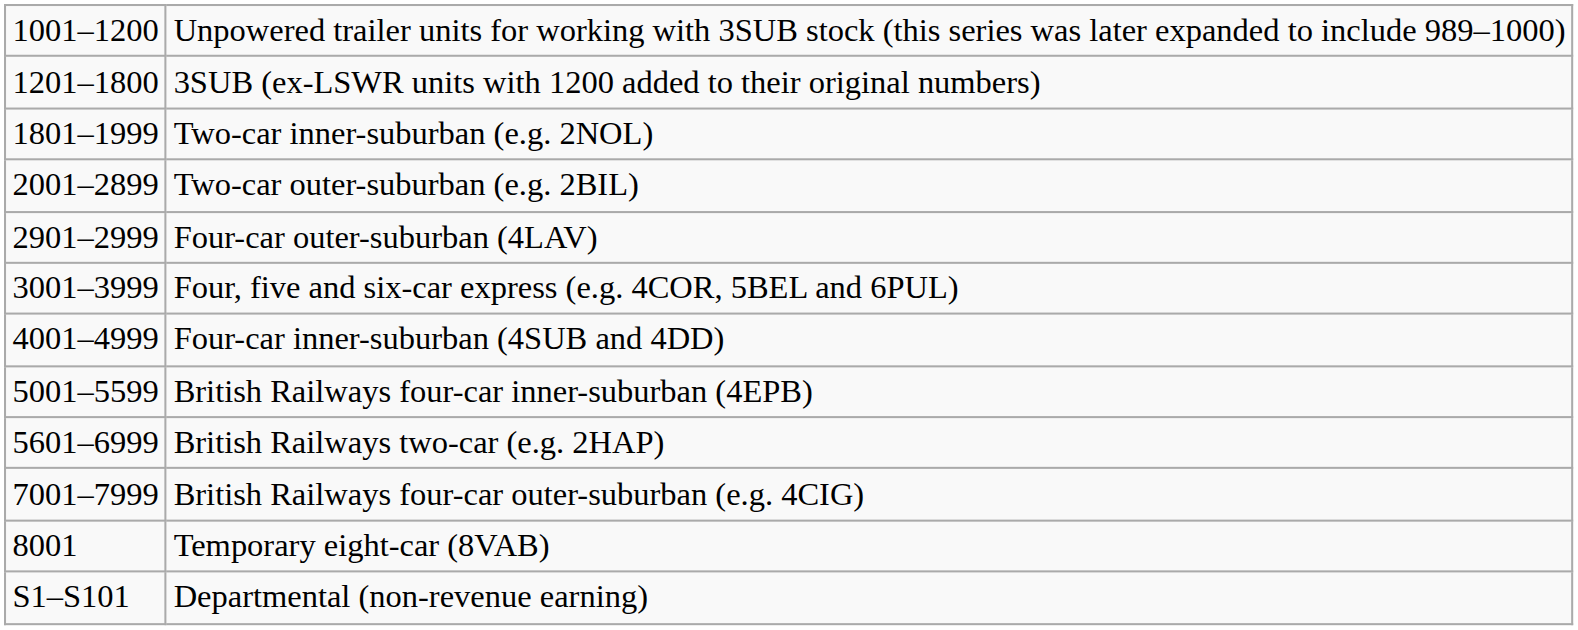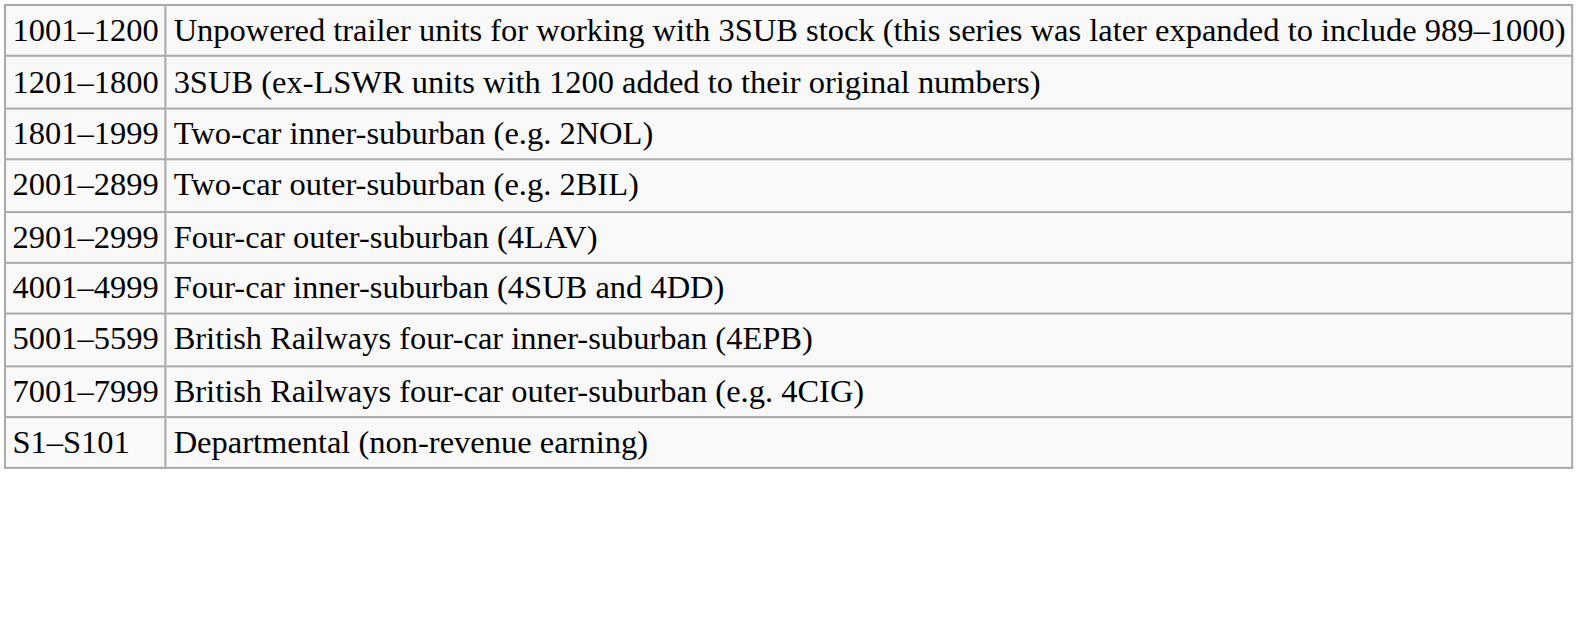- row: (566, 287)
- row: (419, 442)
- row: (362, 545)
